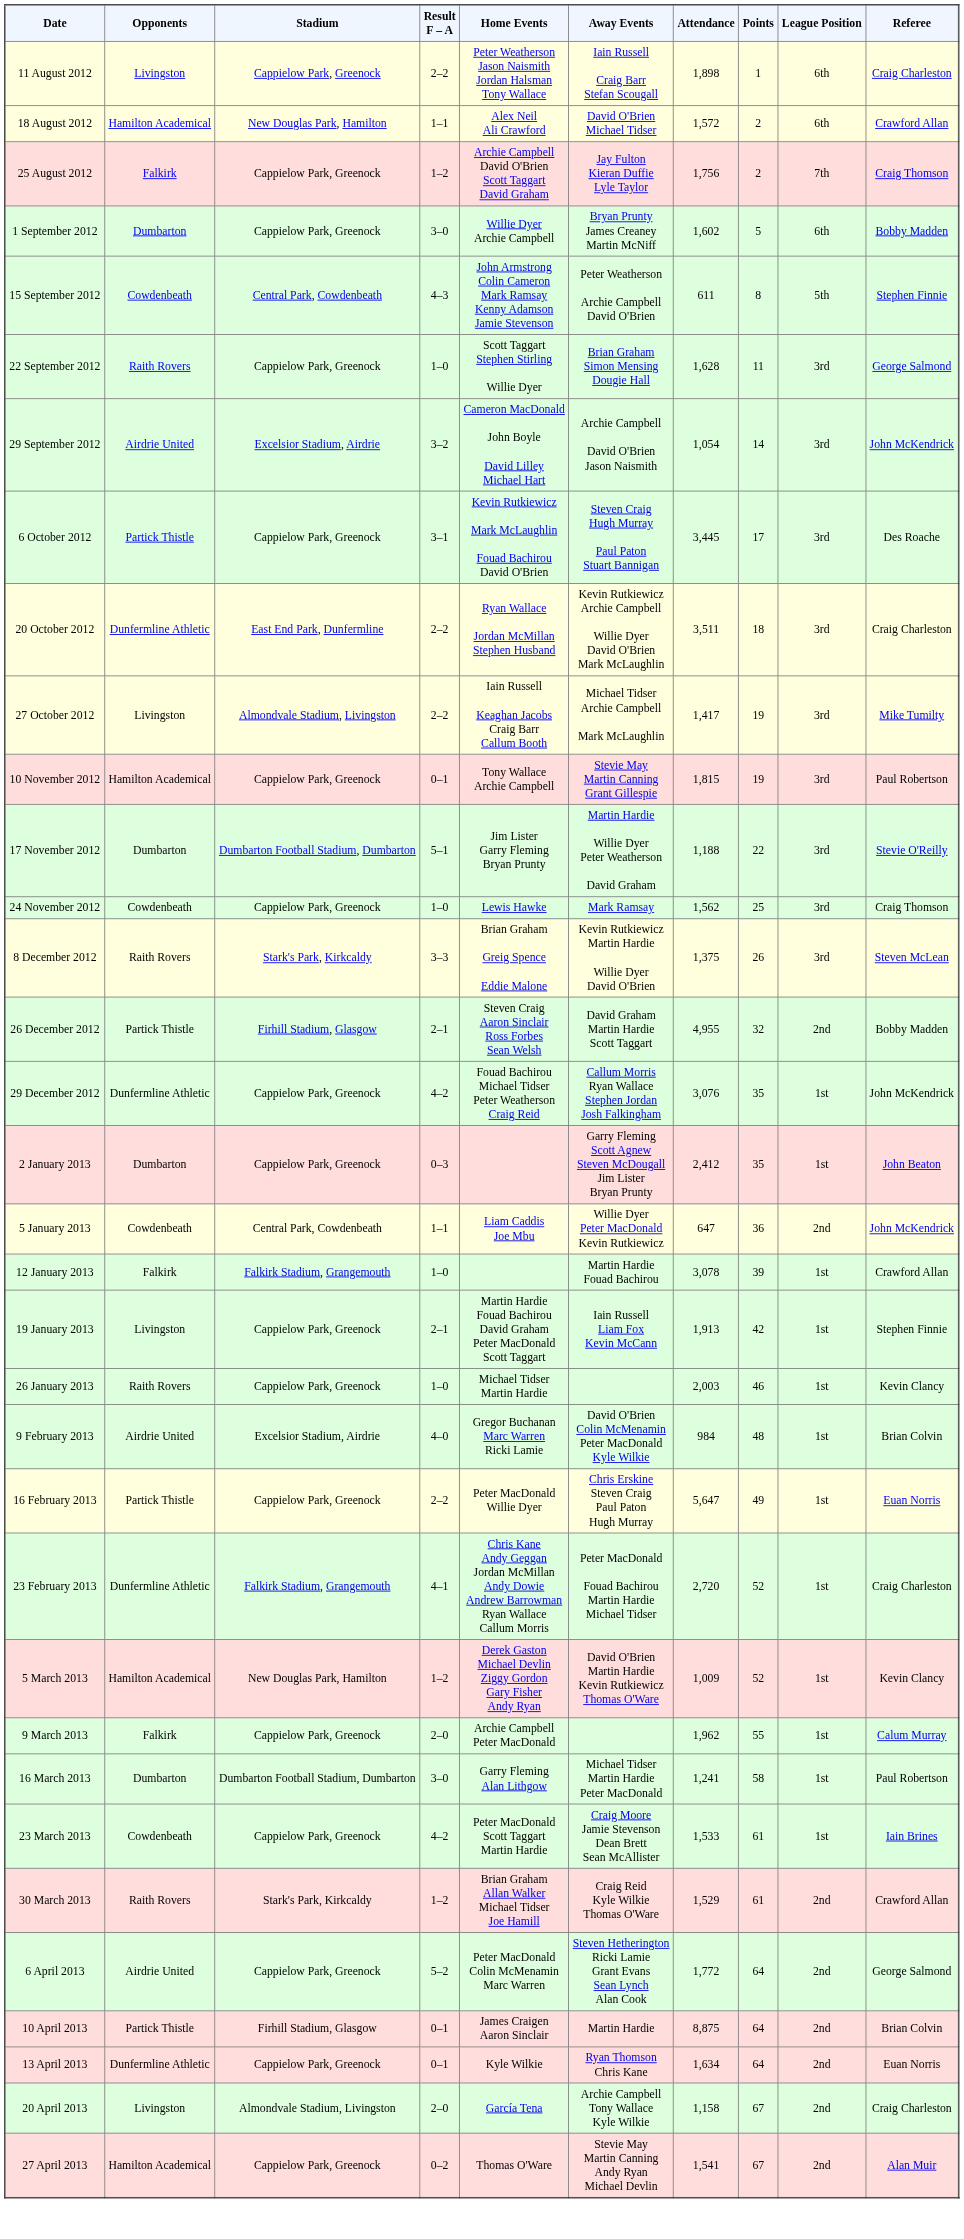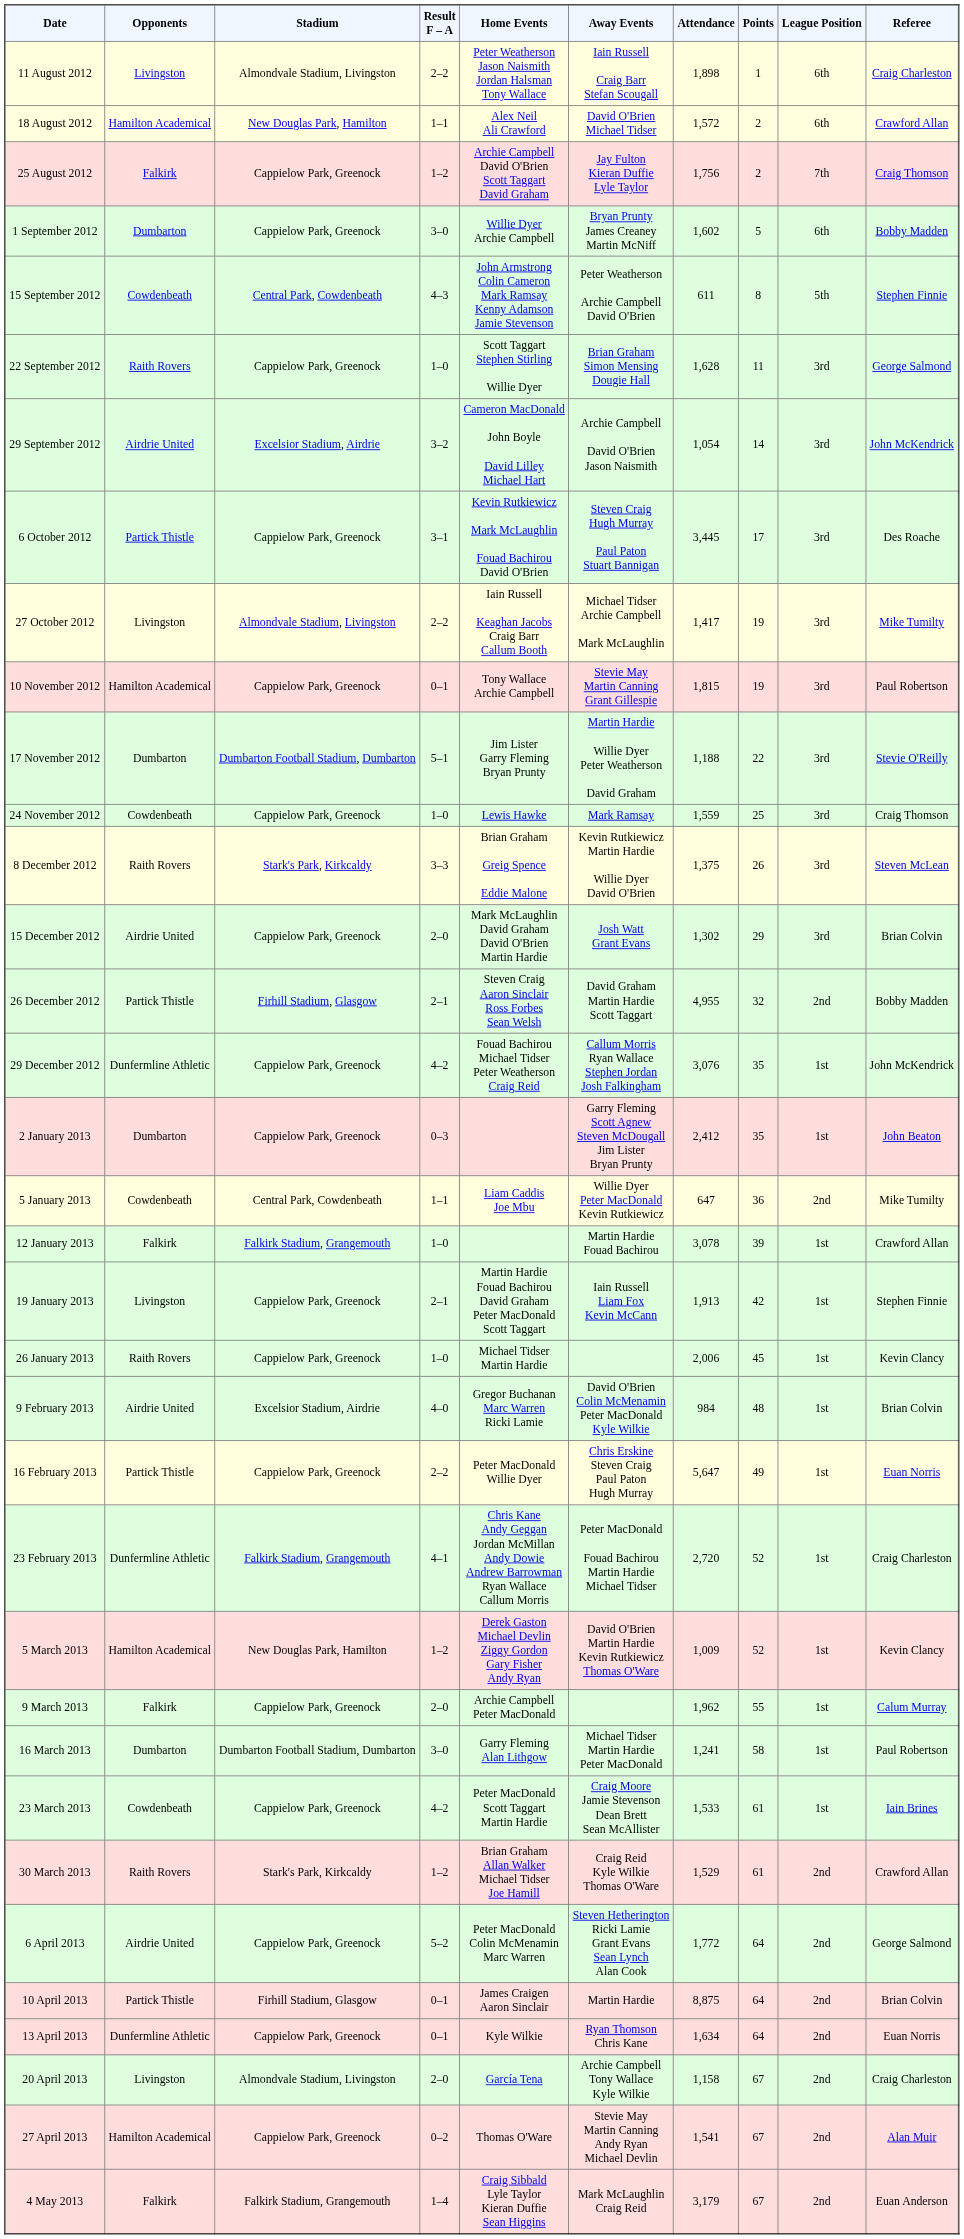(317, 73) Cappielow Park, Greenock -> (317, 73) Almondvale Stadium, Livingston
- row: (55, 629)
(706, 907) 1,562 -> (706, 815) 1,559
+ row: (55, 936)
(912, 1229) John McKendrick -> (912, 1200) Mike Tumilty
(706, 1386) 2,003 -> (706, 1358) 2,006
(758, 1386) 46 -> (758, 1358) 45
+ row: (55, 2201)
